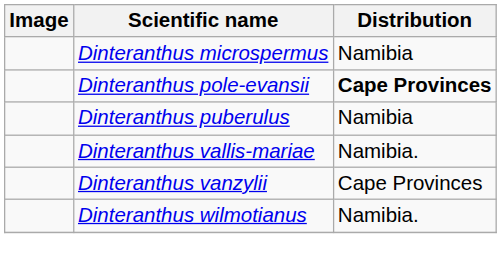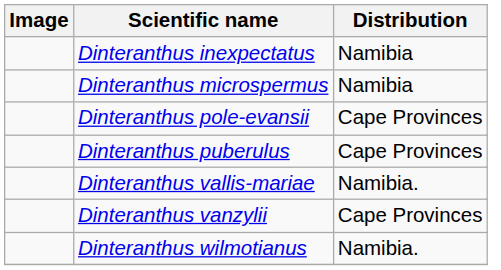+ row: (196, 53)
(415, 85) bold -> (410, 118) normal
(375, 118) Namibia -> (410, 150) Cape Provinces
